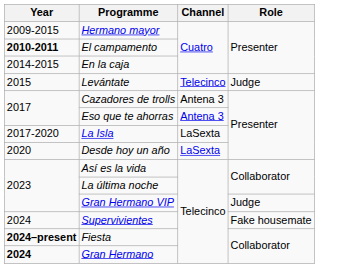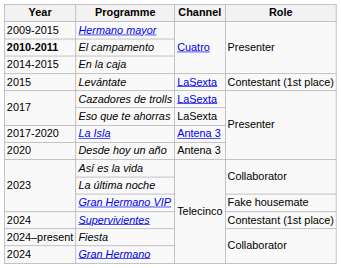(203, 82) Telecinco -> (197, 82) LaSexta
(245, 82) Judge -> (281, 82) Contestant (1st place)
(202, 99) Antena 3 -> (197, 99) LaSexta
(202, 116) Antena 3 -> (197, 116) LaSexta
(200, 133) LaSexta -> (199, 133) Antena 3
(200, 151) LaSexta -> (199, 151) Antena 3
(245, 202) Judge -> (268, 202) Fake housemate
(271, 220) Fake housemate -> (281, 220) Contestant (1st place)
(42, 237) bold -> (40, 237) normal
(19, 254) bold -> (19, 254) normal
